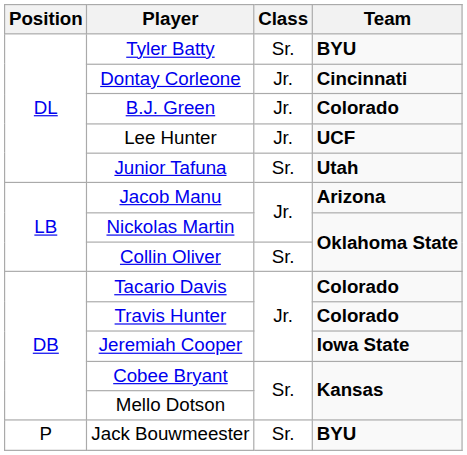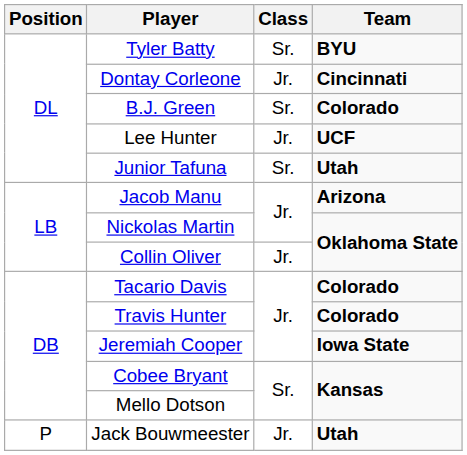(283, 108) Jr. -> (283, 108) Sr.
(283, 256) Sr. -> (283, 256) Jr.
(283, 434) Sr. -> (283, 434) Jr.
(336, 434) BYU -> (338, 434) Utah
